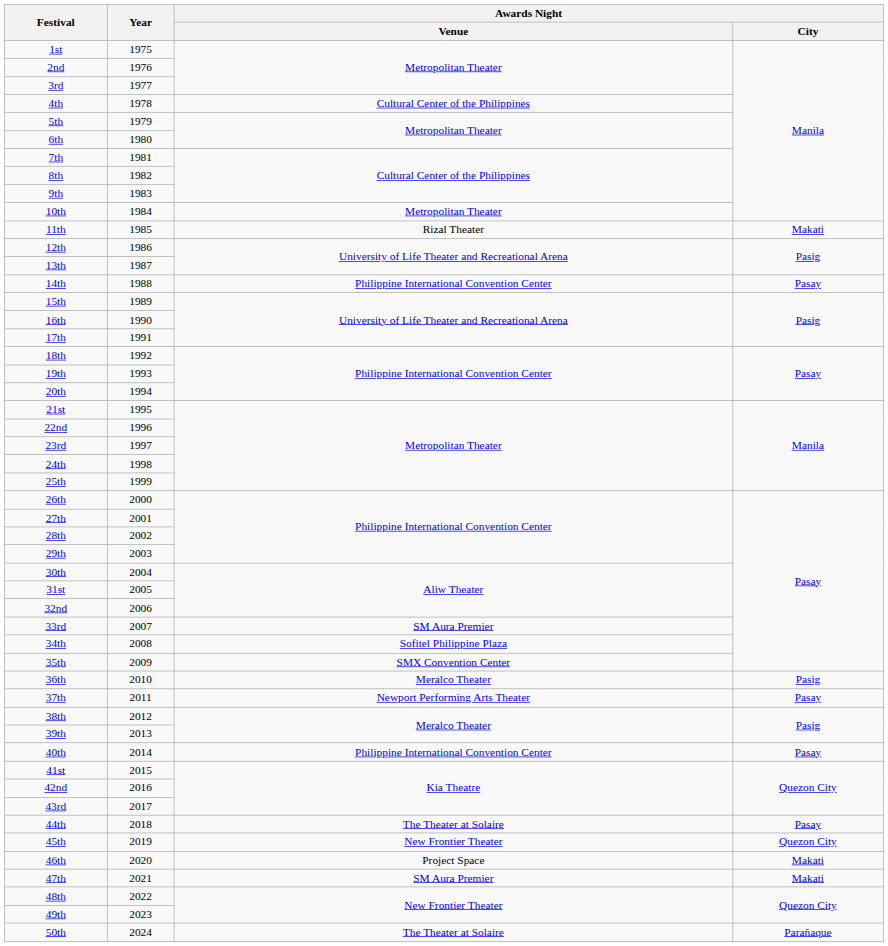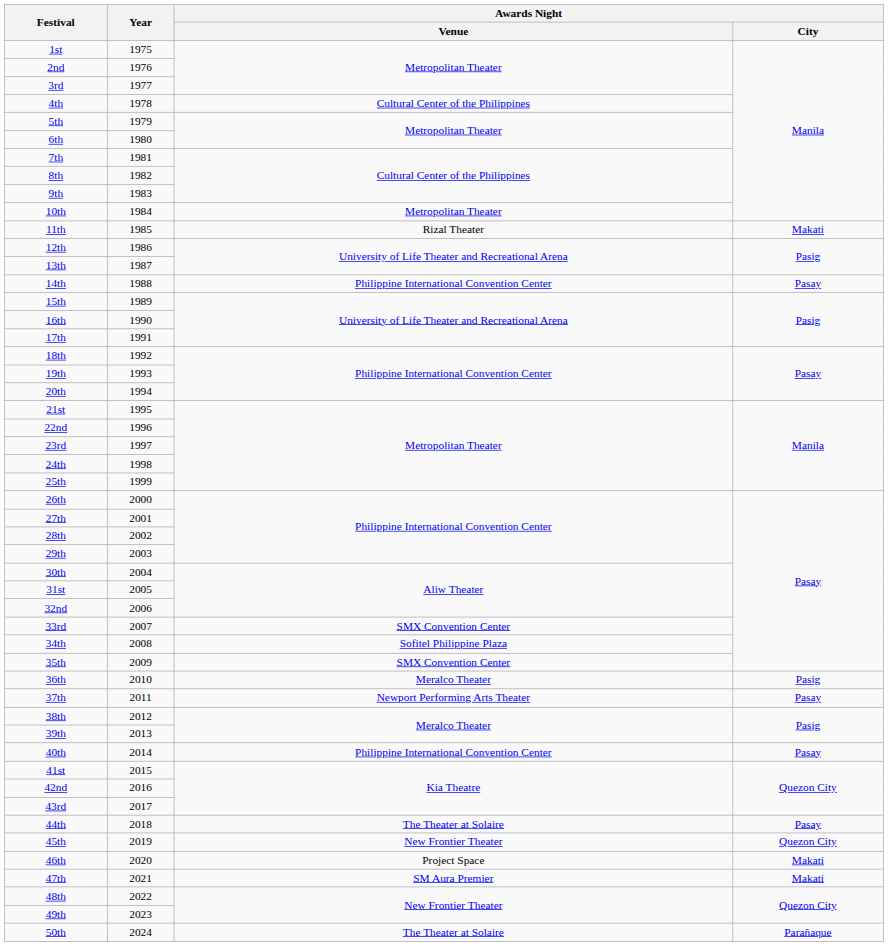(453, 626) SM Aura Premier -> (453, 626) SMX Convention Center
